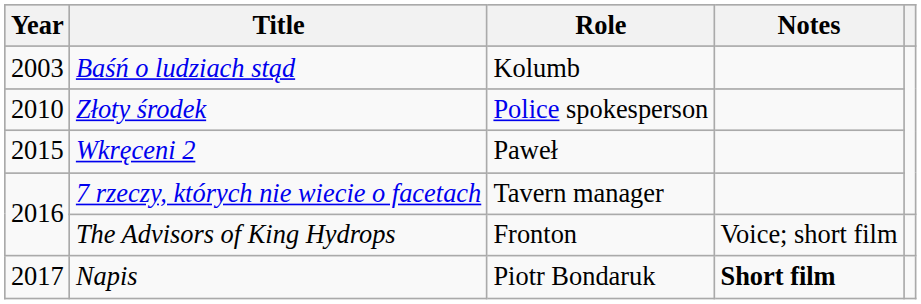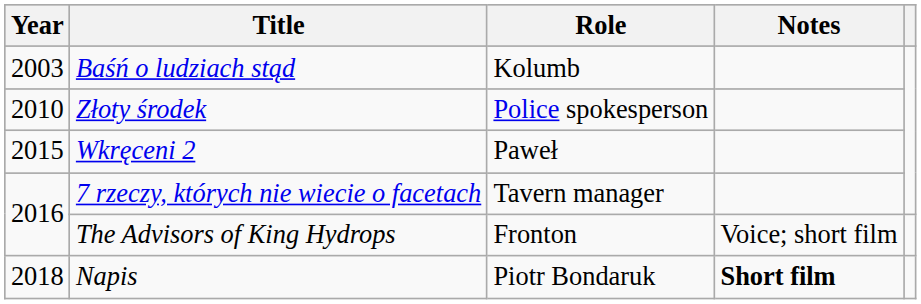(37, 276) 2017 -> (37, 276) 2018
